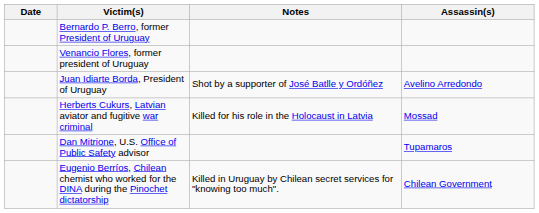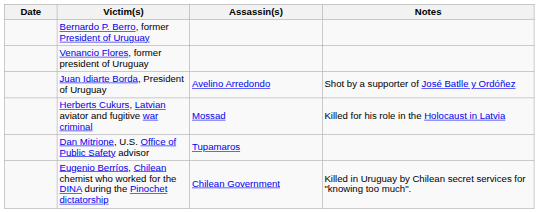columns swapped: (468, 12) <-> (296, 12)
